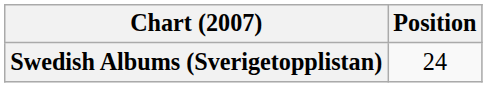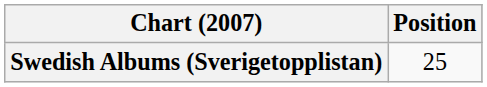(435, 61) 24 -> (435, 61) 25
